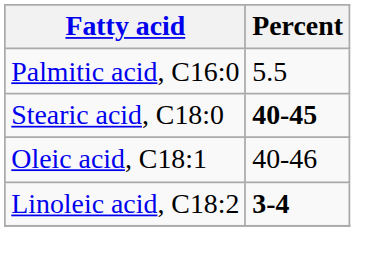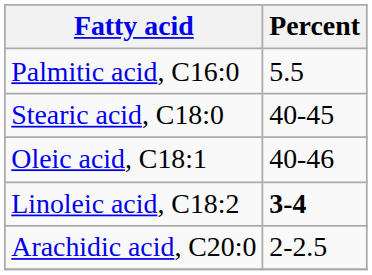(285, 114) bold -> (302, 114) normal
+ row: (134, 247)
